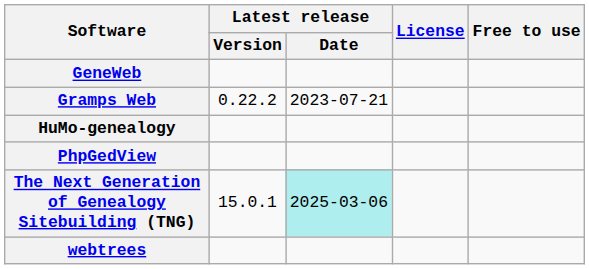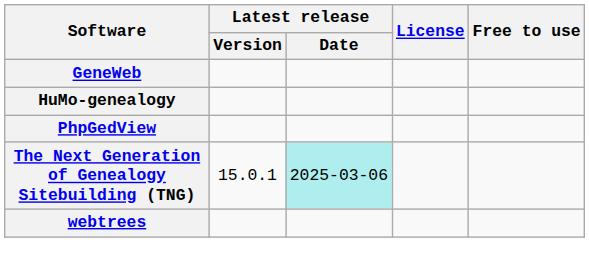- row: (107, 101)
